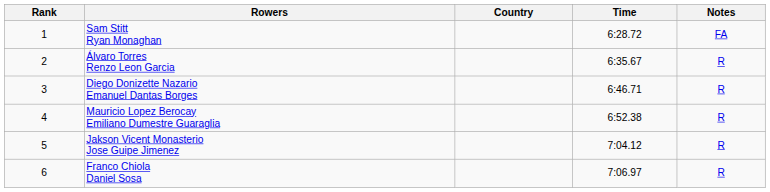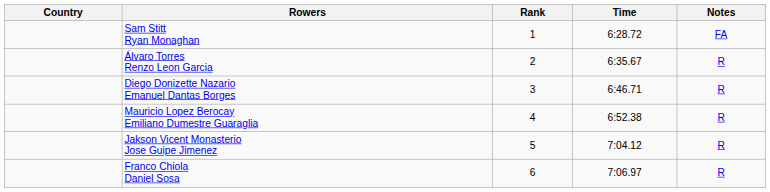columns swapped: (44, 12) <-> (514, 12)
